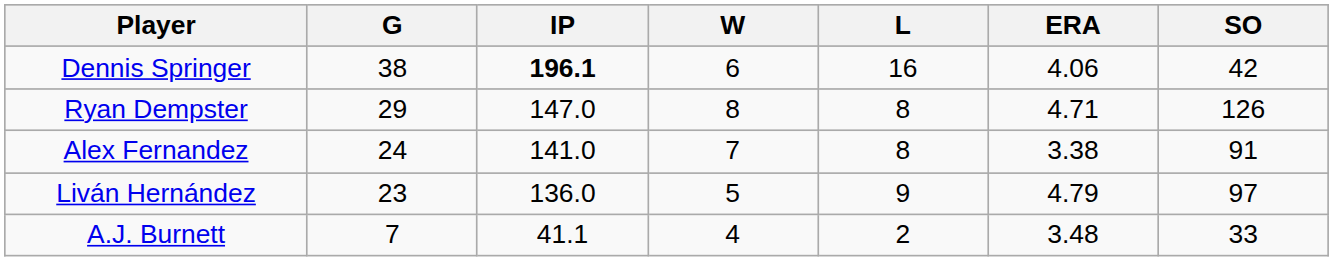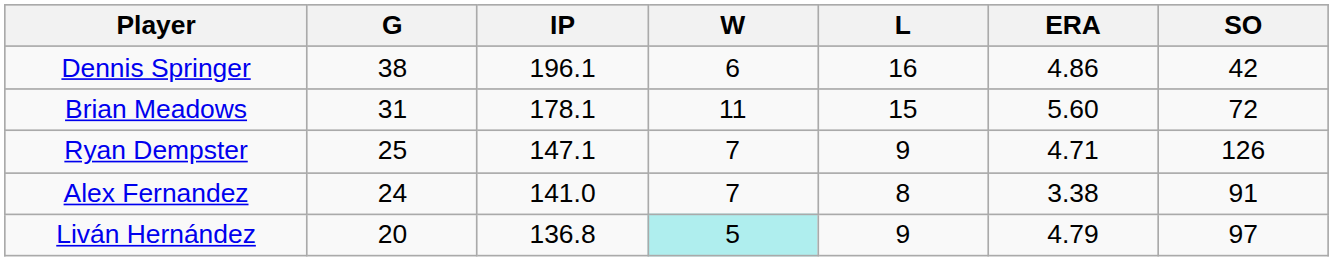(563, 67) bold -> (563, 67) normal
(1073, 67) 4.06 -> (1073, 67) 4.86
+ row: (156, 109)
(392, 109) 29 -> (392, 151) 25
(563, 109) 147.0 -> (563, 151) 147.1
(733, 109) 8 -> (733, 151) 7
(903, 109) 8 -> (903, 151) 9
(392, 192) 23 -> (392, 234) 20
(563, 192) 136.0 -> (563, 234) 136.8
(733, 192) no background -> (733, 234) paleturquoise background
- row: (156, 234)
